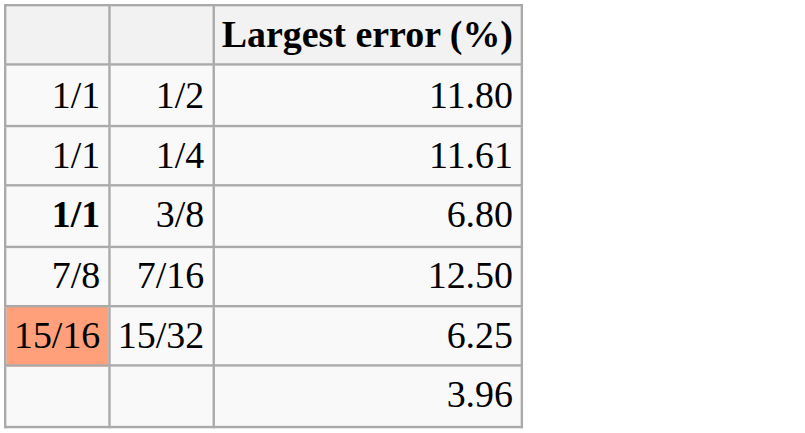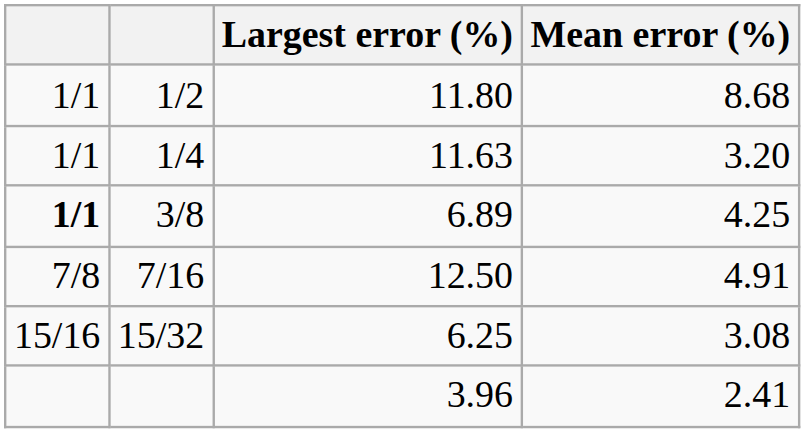+ column: (660, 34)
(471, 154) 11.61 -> (471, 154) 11.63
(480, 214) 6.80 -> (480, 214) 6.89
(57, 335) lightsalmon background -> (57, 335) no background
